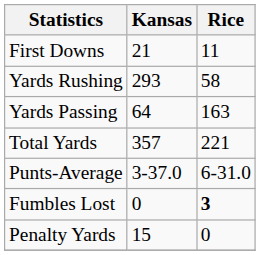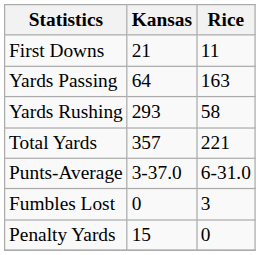rows swapped: (66, 81) <-> (63, 111)
(206, 204) bold -> (206, 204) normal
